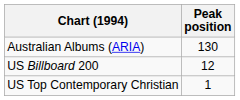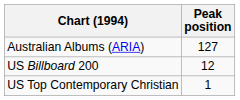(208, 47) 130 -> (208, 47) 127
